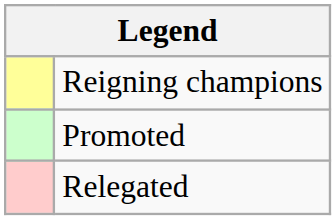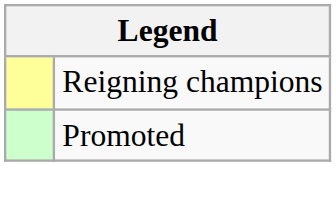- row: (125, 186)
